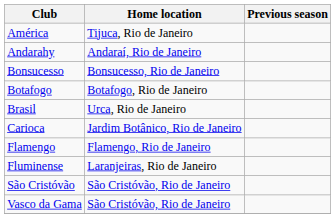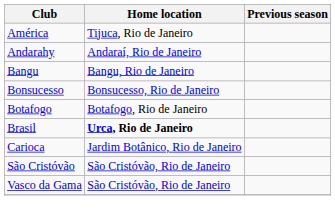+ row: (23, 71)
(137, 109) normal -> (140, 128) bold
- row: (31, 147)
- row: (35, 166)
